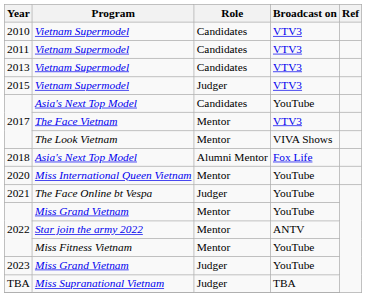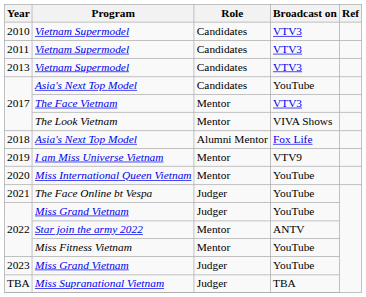- row: (18, 85)
+ row: (18, 157)
(213, 211) Mentor -> (212, 211) Judger
